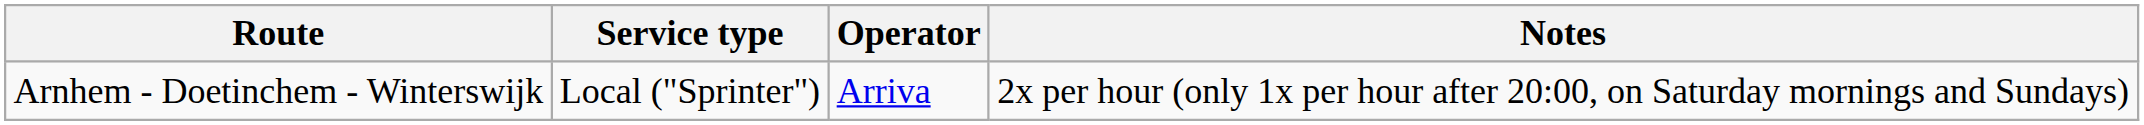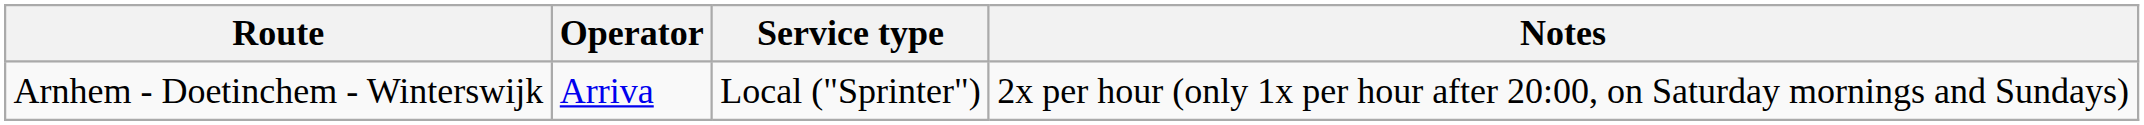columns swapped: (690, 33) <-> (909, 33)
